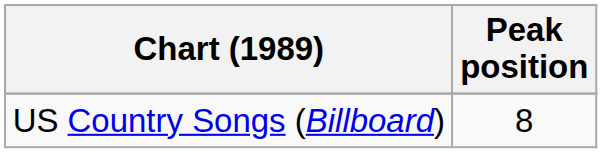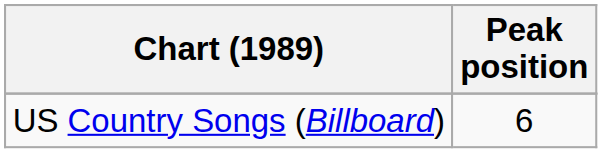(524, 119) 8 -> (524, 119) 6
